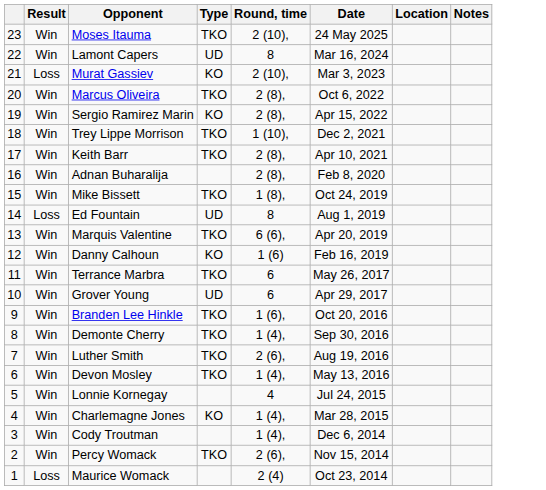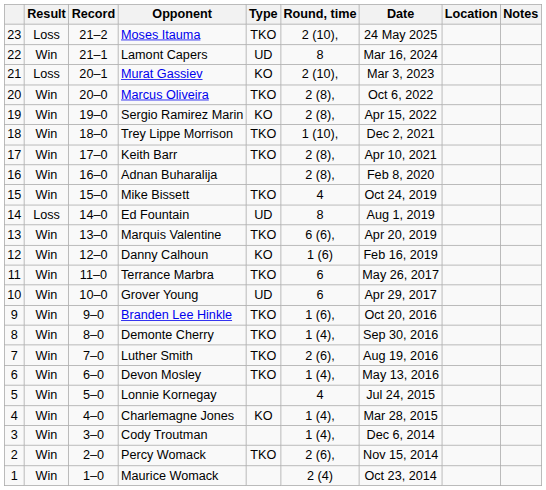+ column: (93, 14)
(47, 34) Win -> (47, 34) Loss
(271, 194) 1 (8), -> (320, 194) 4
(47, 475) Loss -> (47, 475) Win
